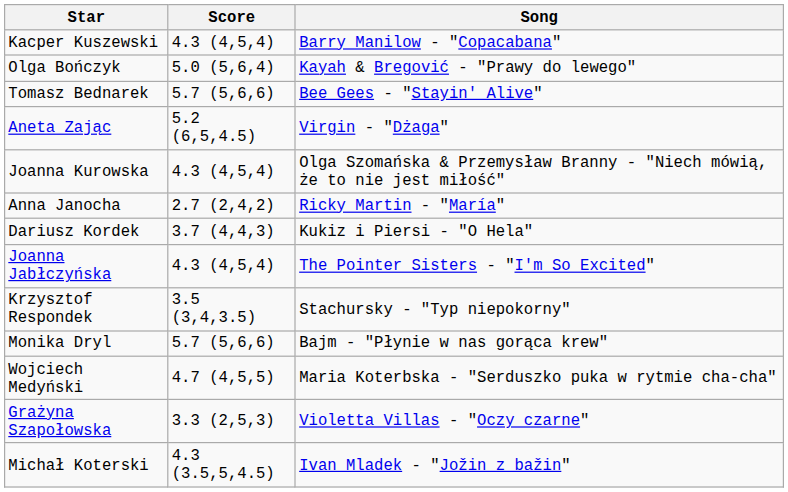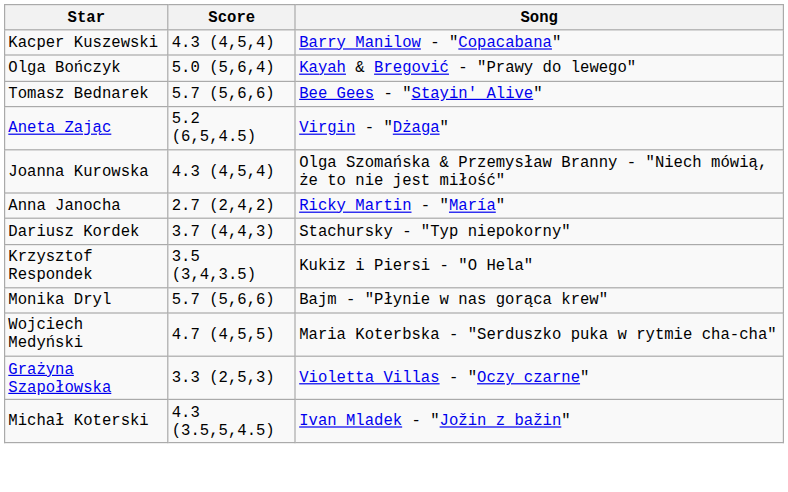(416, 231) Kukiz i Piersi - "O Hela" -> (435, 231) Stachursky - "Typ niepokorny"
- row: (60, 266)
(435, 309) Stachursky - "Typ niepokorny" -> (416, 266) Kukiz i Piersi - "O Hela"
